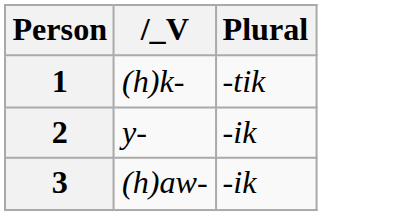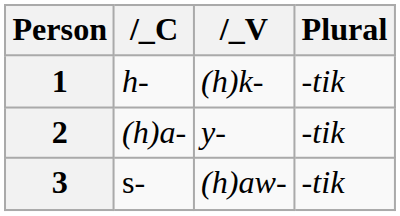+ column: (154, 30)
(239, 132) -ik -> (323, 132) -tik
(239, 183) -ik -> (323, 183) -tik
